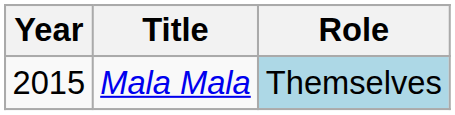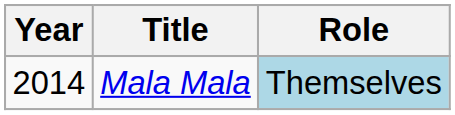(49, 82) 2015 -> (49, 82) 2014
